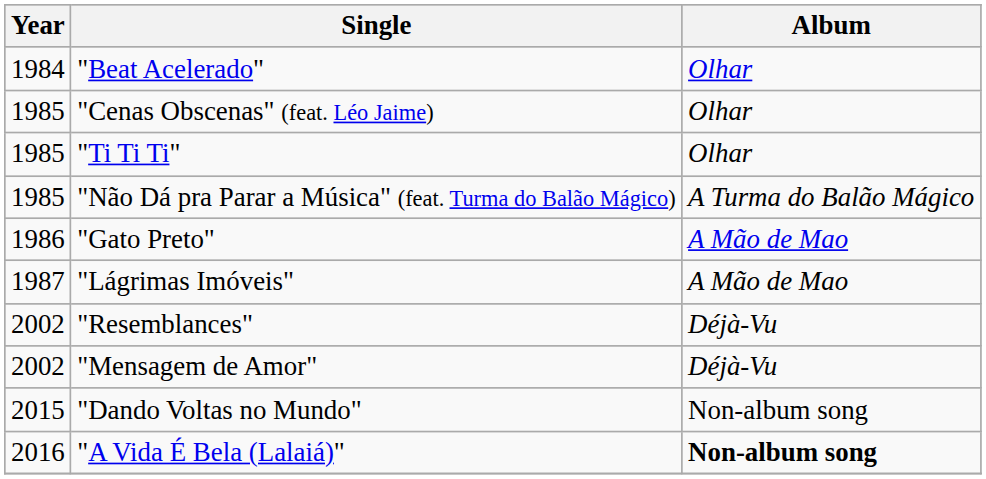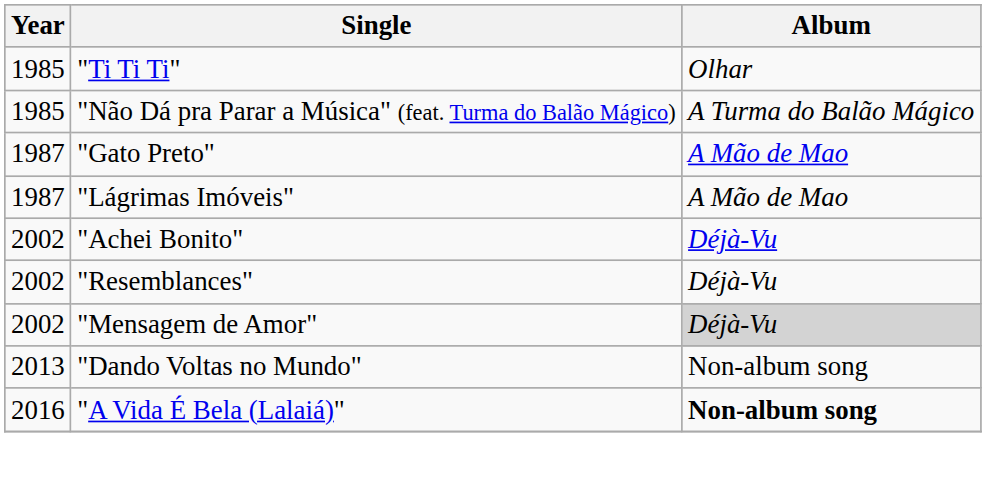- row: (171, 68)
- row: (255, 111)
(38, 238) 1986 -> (38, 153) 1987
+ row: (160, 238)
(733, 366) no background -> (733, 324) lightgrey background
(38, 409) 2015 -> (38, 366) 2013
